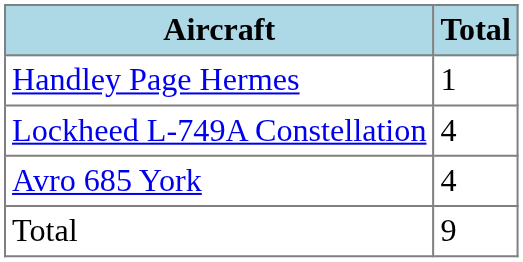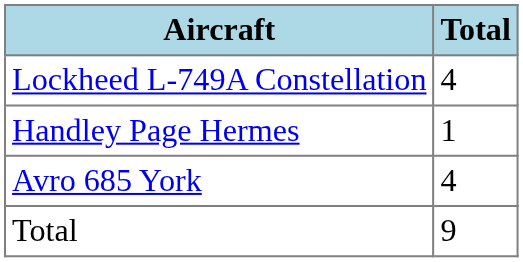rows swapped: (219, 130) <-> (156, 79)
